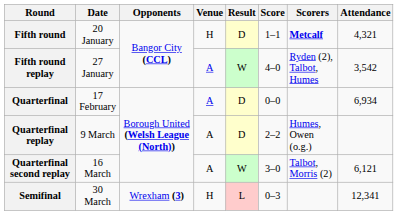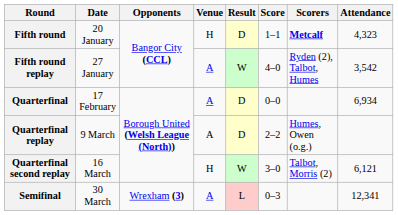(365, 34) 4,321 -> (365, 34) 4,323
(210, 168) A -> (210, 168) H
(210, 196) H -> (210, 196) A
